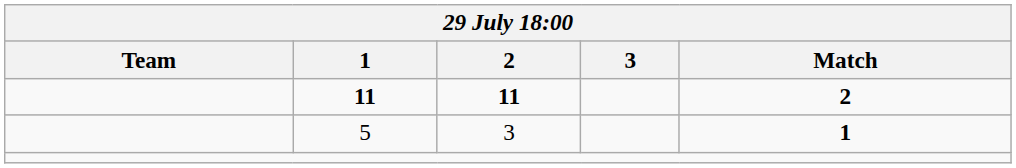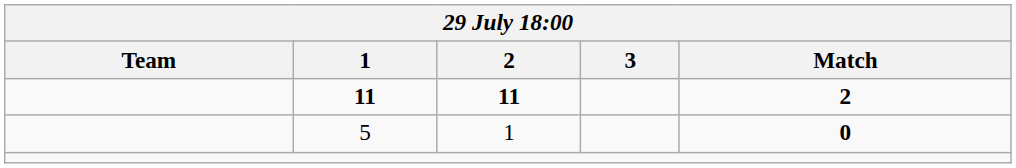(509, 133) 3 -> (509, 133) 1
(845, 133) 1 -> (845, 133) 0
